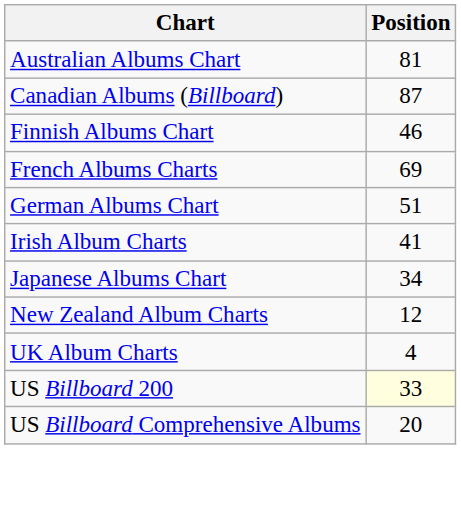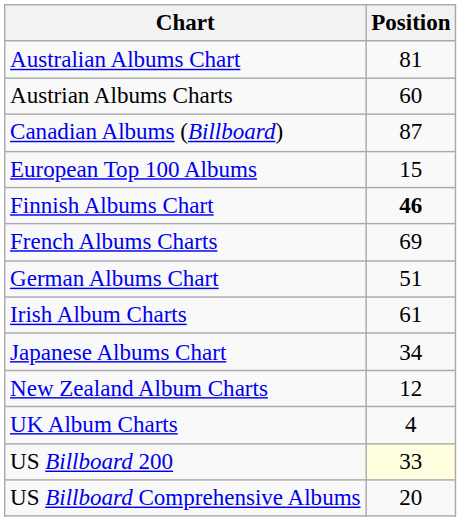+ row: (121, 95)
+ row: (133, 168)
(411, 132) normal -> (411, 205) bold
(411, 242) 41 -> (411, 315) 61
